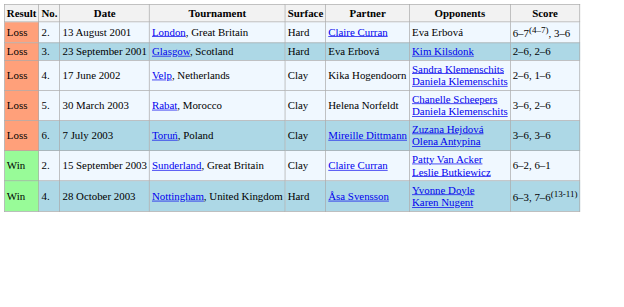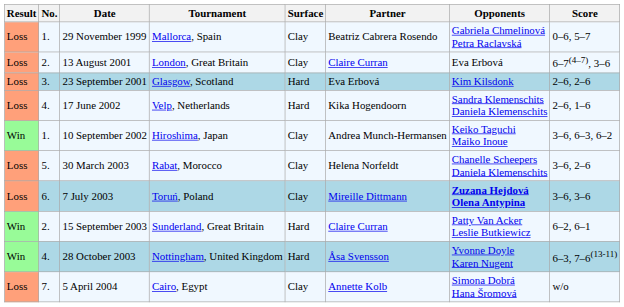+ row: (104, 36)
(299, 31) Hard -> (298, 62) Clay
(298, 74) Clay -> (299, 105) Hard
+ row: (105, 135)
(448, 135) normal -> (490, 195) bold
(298, 165) Clay -> (299, 226) Hard
+ row: (90, 286)
